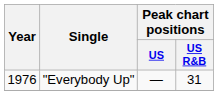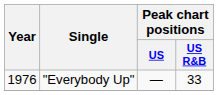(194, 80) 31 -> (194, 80) 33
